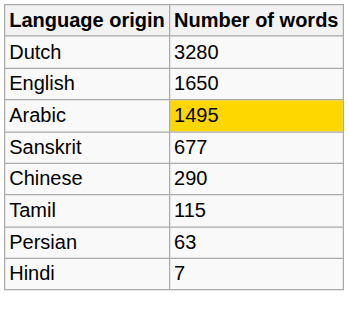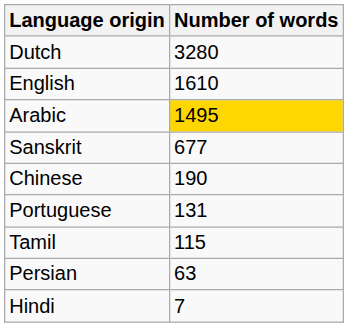(196, 83) 1650 -> (196, 83) 1610
(191, 178) 290 -> (191, 178) 190
+ row: (60, 210)
